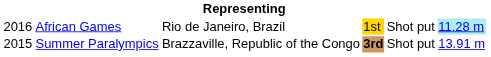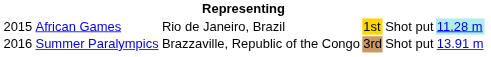(18, 26) 2016 -> (18, 26) 2015
(18, 44) 2015 -> (18, 44) 2016
(373, 44) bold -> (373, 44) normal
